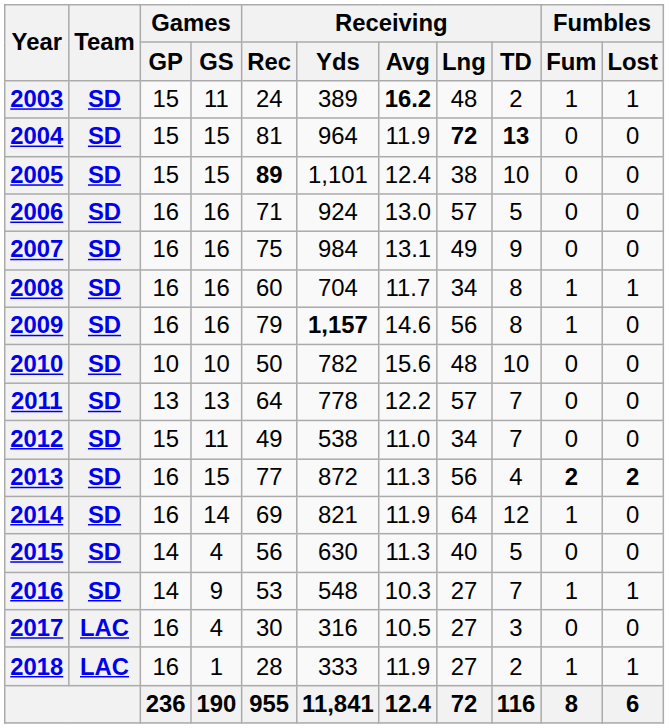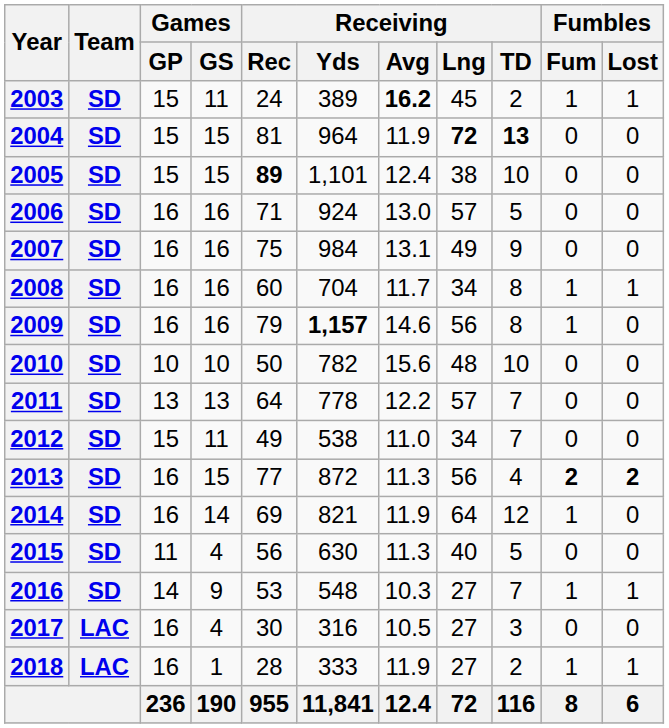(464, 99) 48 -> (464, 99) 45
(166, 552) 14 -> (166, 552) 11
